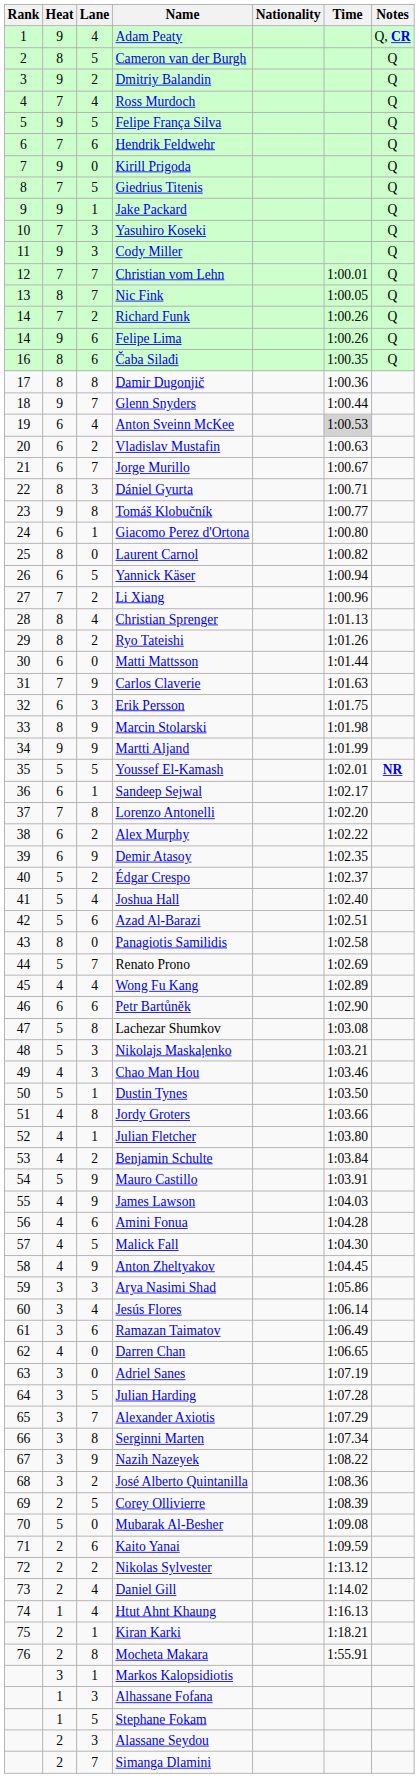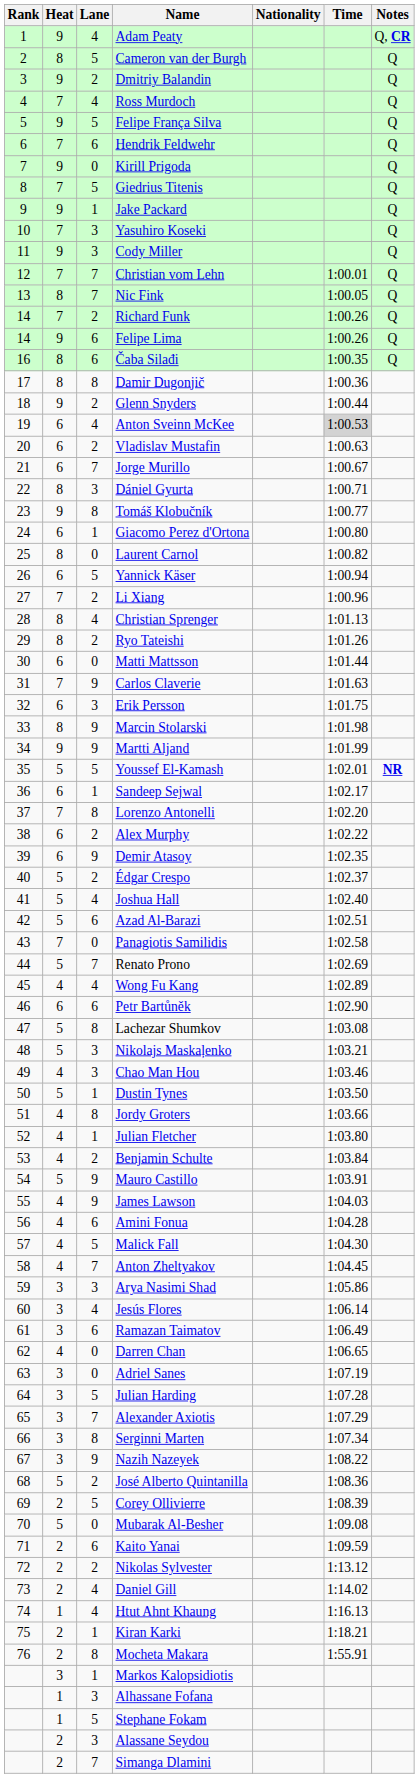(95, 403) 7 -> (95, 403) 2
(60, 942) 8 -> (60, 942) 7
(95, 1266) 9 -> (95, 1266) 7
(60, 1481) 3 -> (60, 1481) 5
